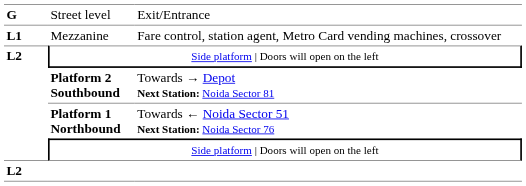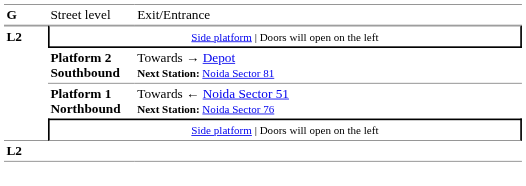- row: (80, 35)
